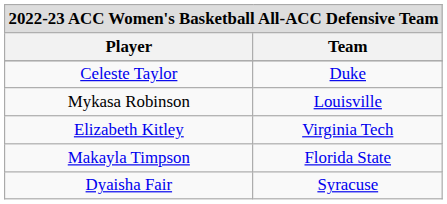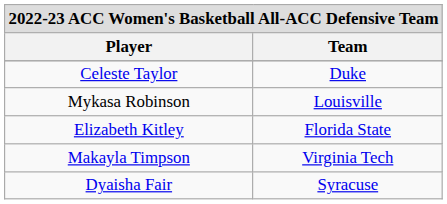(348, 129) Virginia Tech -> (348, 129) Florida State
(348, 157) Florida State -> (348, 157) Virginia Tech
